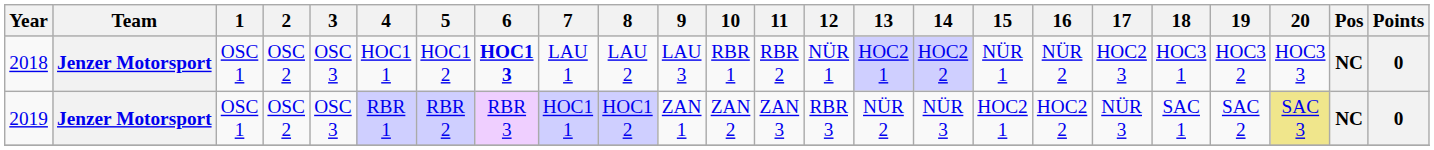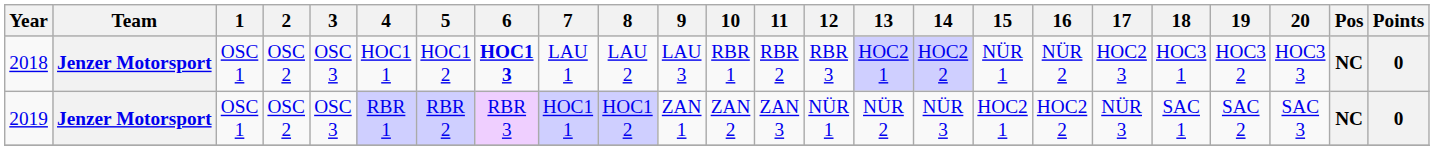(829, 63) NÜR 1 -> (829, 63) RBR 3
(829, 117) RBR 3 -> (829, 117) NÜR 1
(1300, 117) khaki background -> (1300, 117) no background
